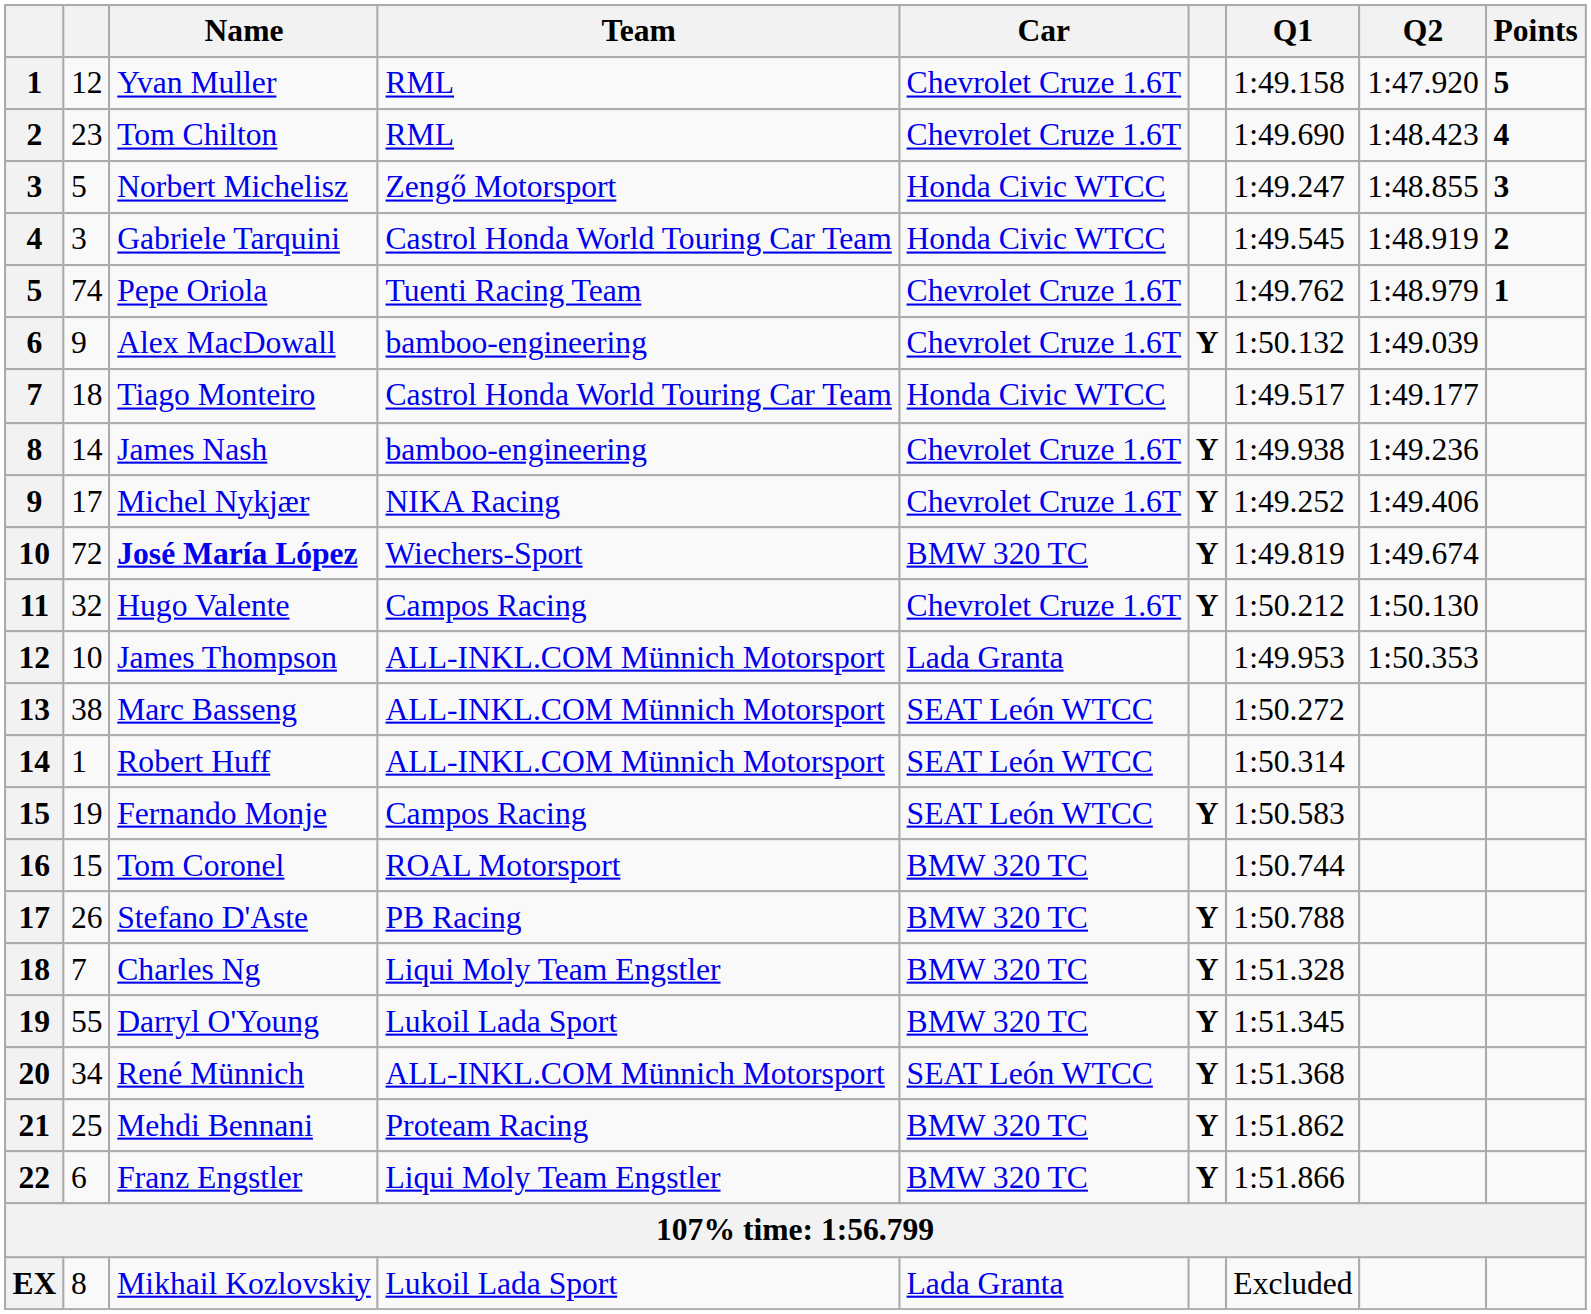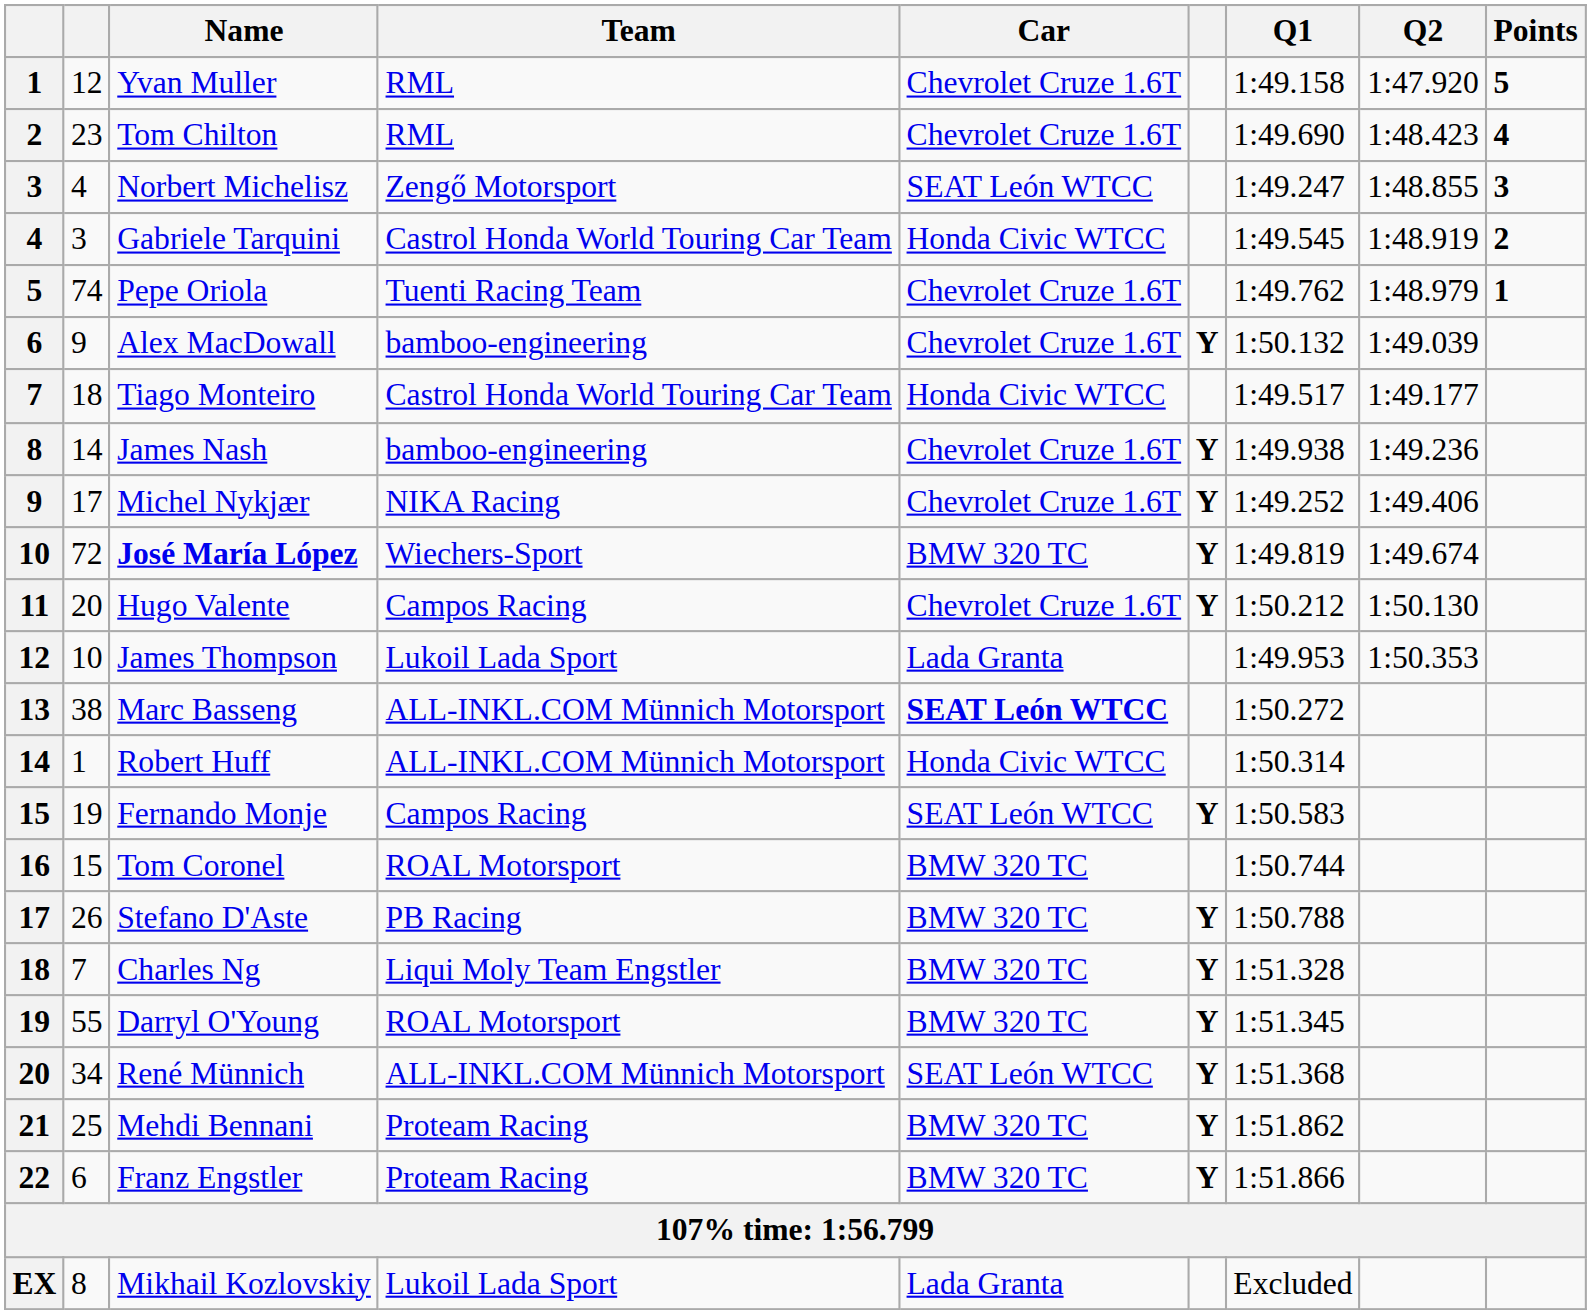(79, 187) 5 -> (79, 187) 4
(1036, 187) Honda Civic WTCC -> (1030, 187) SEAT León WTCC
(87, 604) 32 -> (87, 604) 20
(635, 656) ALL-INKL.COM Münnich Motorsport -> (501, 656) Lukoil Lada Sport
(1030, 708) normal -> (1037, 708) bold
(1030, 760) SEAT León WTCC -> (1036, 760) Honda Civic WTCC
(501, 1021) Lukoil Lada Sport -> (503, 1021) ROAL Motorsport
(553, 1177) Liqui Moly Team Engstler -> (487, 1177) Proteam Racing
